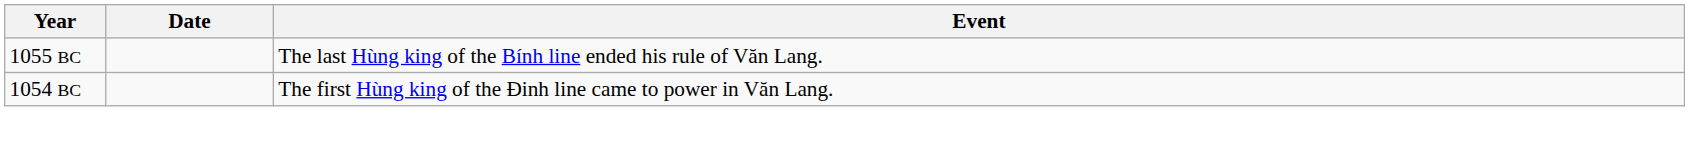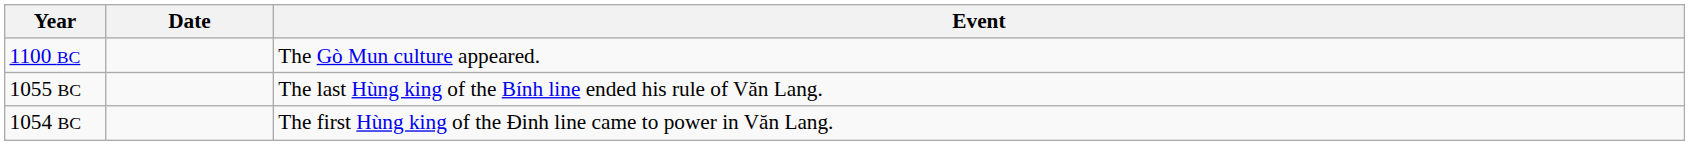+ row: (45, 55)
